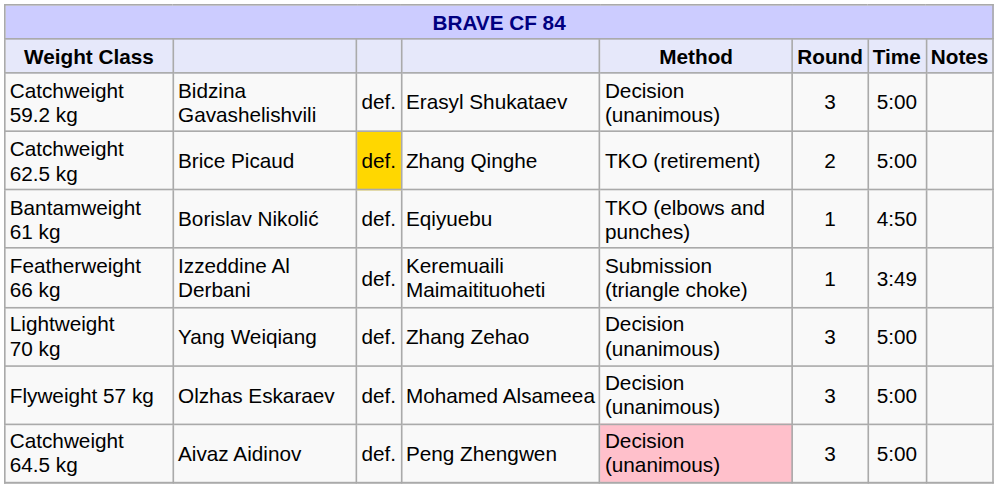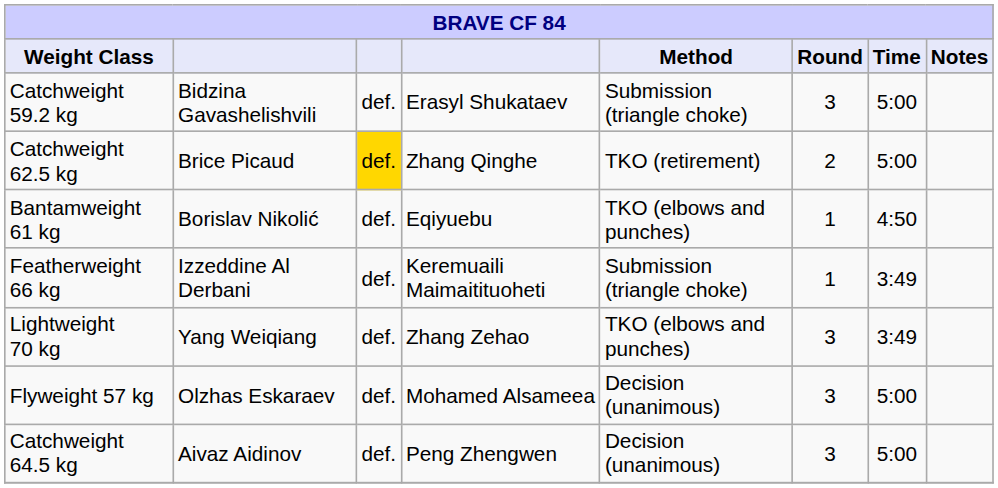(663, 102) Decision (unanimous) -> (676, 102) Submission (triangle choke)
(663, 336) Decision (unanimous) -> (685, 336) TKO (elbows and punches)
(897, 336) 5:00 -> (897, 336) 3:49
(663, 453) pink background -> (663, 453) no background
